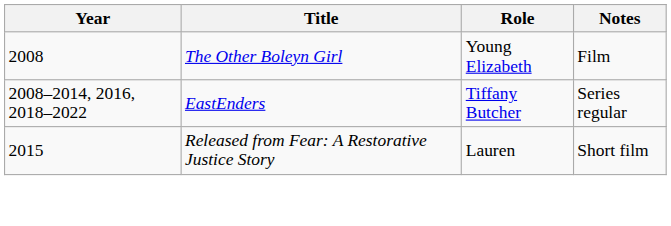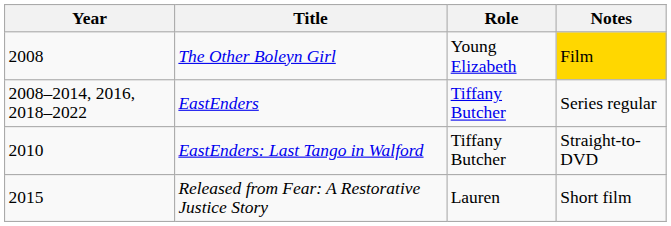(594, 55) no background -> (577, 55) gold background
+ row: (301, 150)
